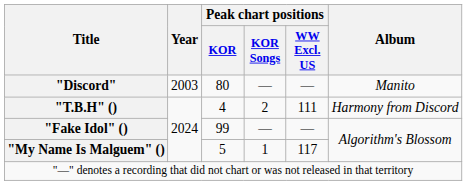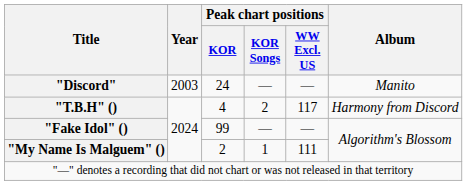(223, 85) 80 -> (223, 85) 24
(307, 107) 111 -> (307, 107) 117
(223, 150) 5 -> (223, 150) 2
(307, 150) 117 -> (307, 150) 111
